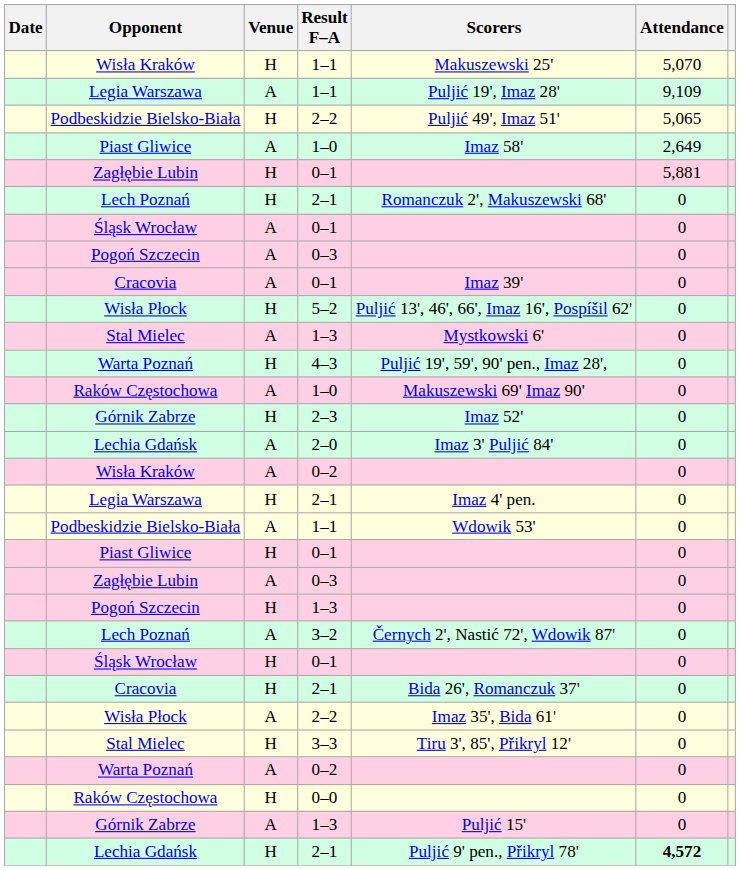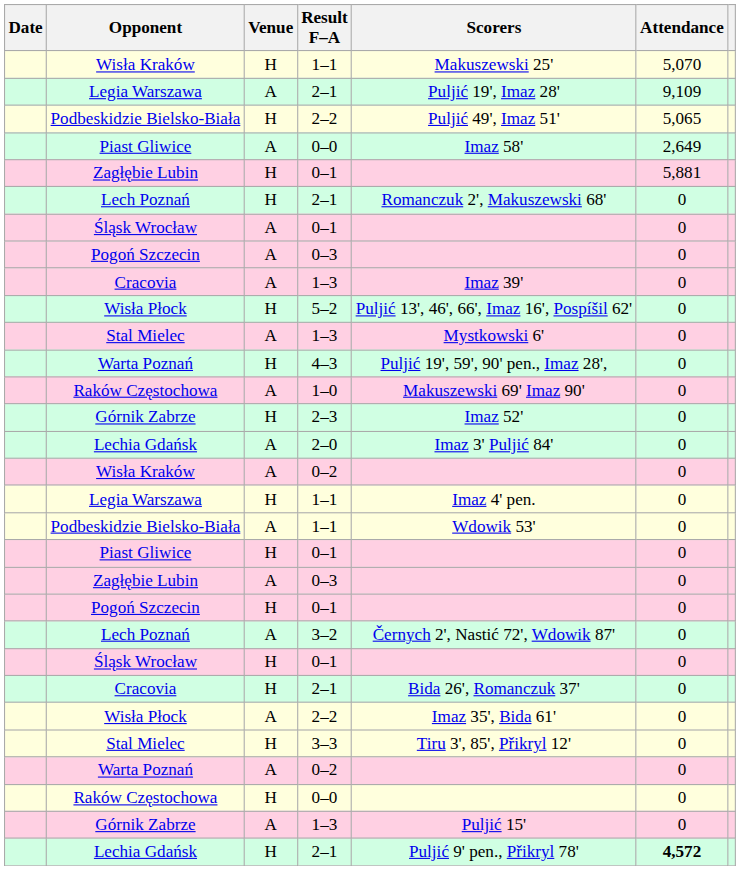(324, 91) 1–1 -> (324, 91) 2–1
(324, 145) 1–0 -> (324, 145) 0–0
(324, 281) 0–1 -> (324, 281) 1–3
(324, 498) 2–1 -> (324, 498) 1–1
(324, 607) 1–3 -> (324, 607) 0–1
